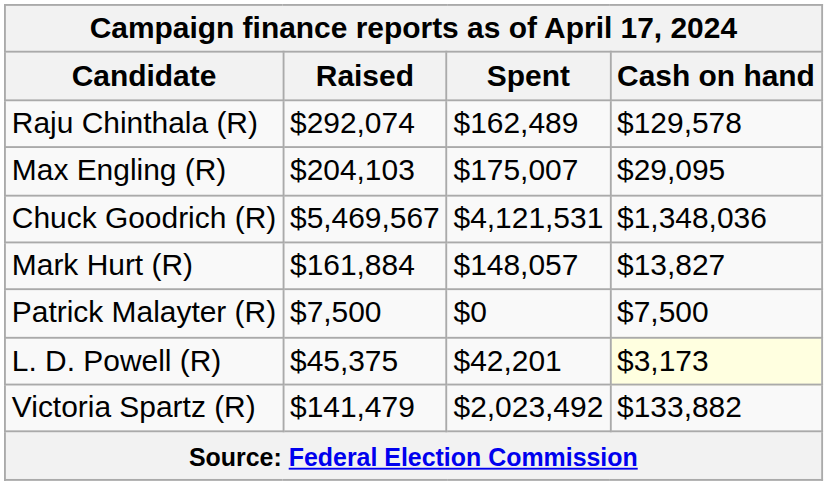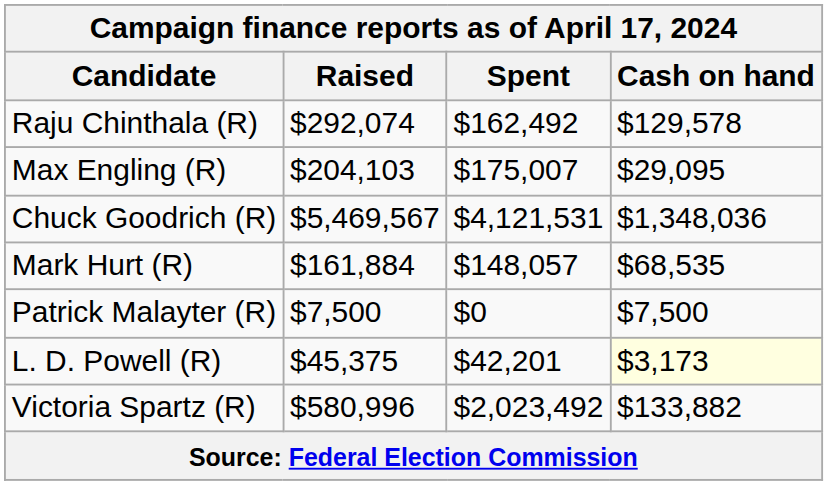(516, 123) $162,489 -> (516, 123) $162,492
(671, 265) $13,827 -> (671, 265) $68,535
(352, 407) $141,479 -> (352, 407) $580,996
